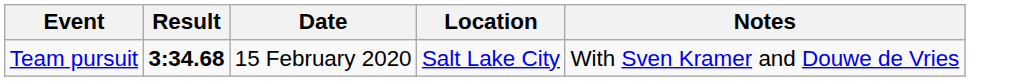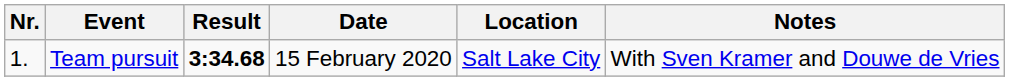+ column: (25, 22)
